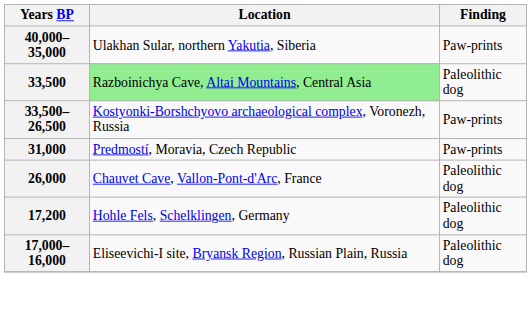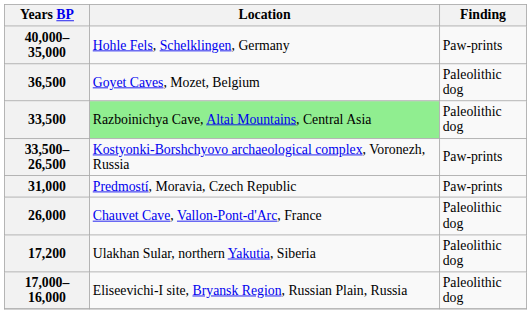(204, 44) Ulakhan Sular, northern Yakutia, Siberia -> (191, 44) Hohle Fels, Schelklingen, Germany
+ row: (47, 82)
(191, 216) Hohle Fels, Schelklingen, Germany -> (204, 253) Ulakhan Sular, northern Yakutia, Siberia
